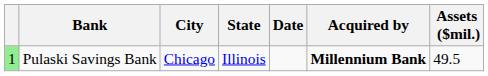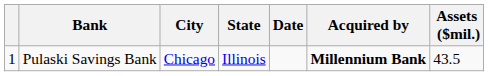(12, 58) lightgreen background -> (12, 58) no background
(447, 58) 49.5 -> (447, 58) 43.5
